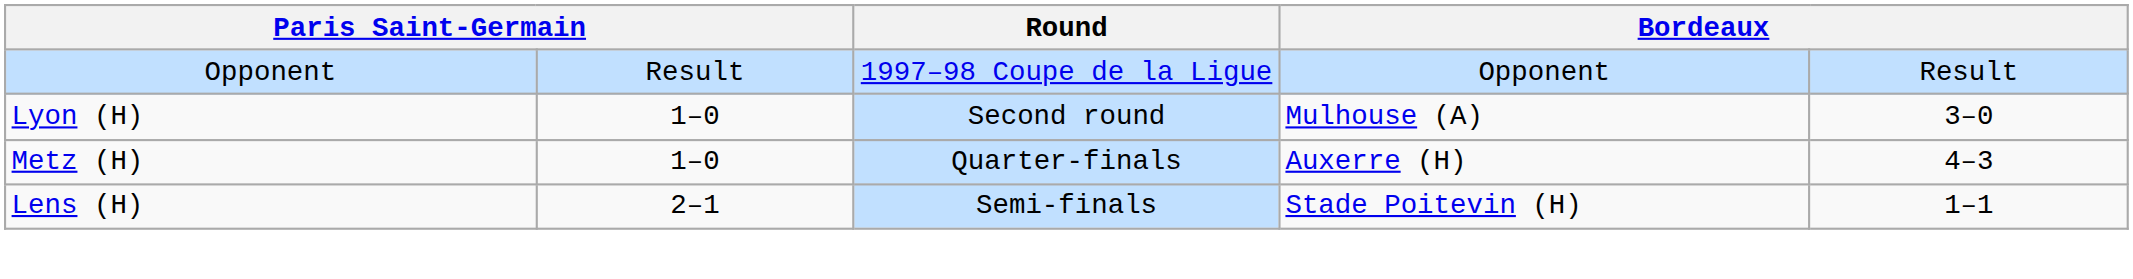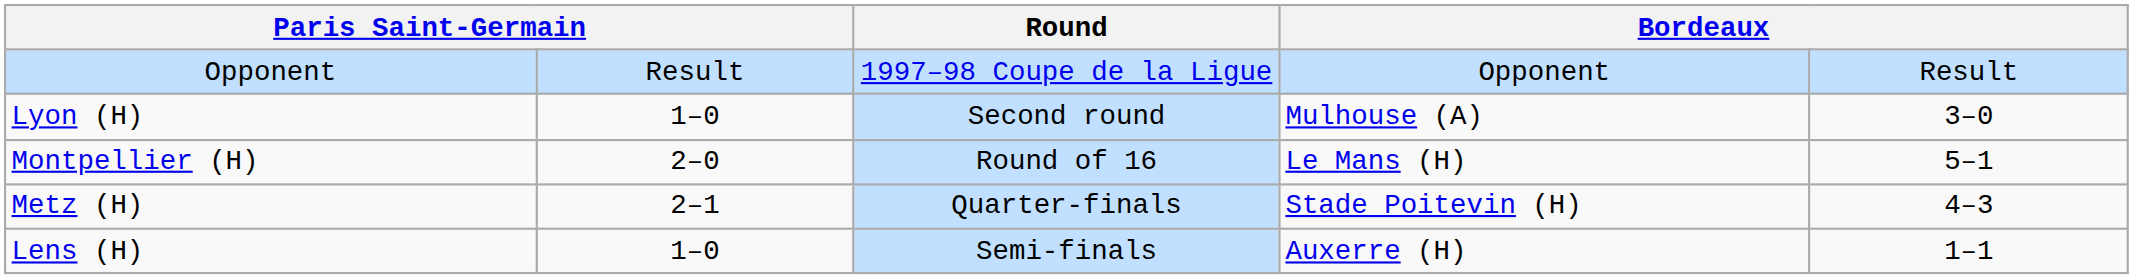+ row: (135, 162)
(695, 162) 1–0 -> (695, 206) 2–1
(1376, 162) Auxerre (H) -> (1434, 206) Stade Poitevin (H)
(695, 206) 2–1 -> (695, 251) 1–0
(1434, 206) Stade Poitevin (H) -> (1376, 251) Auxerre (H)
